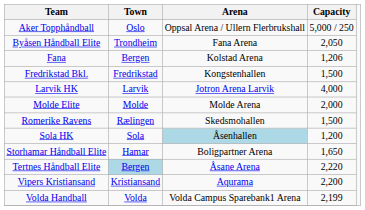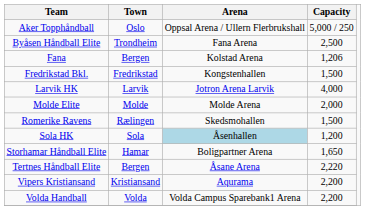(332, 43) 2,050 -> (332, 43) 2,500
(135, 167) lightblue background -> (135, 167) no background
(332, 197) 2,199 -> (332, 197) 2,200
